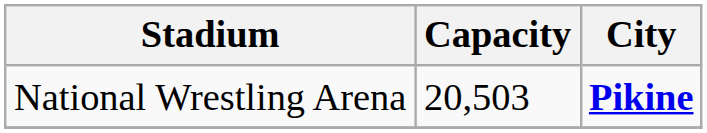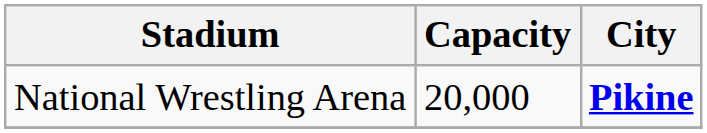(477, 95) 20,503 -> (477, 95) 20,000
